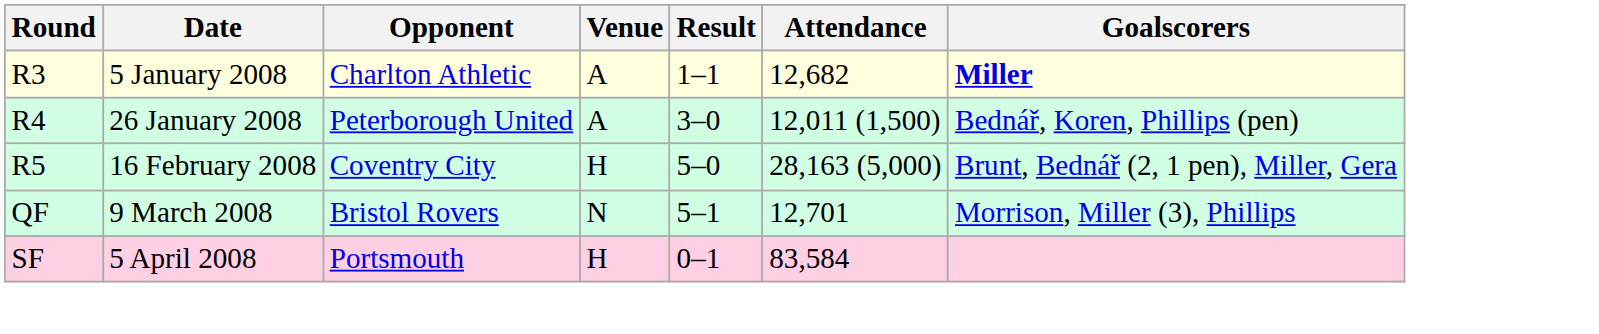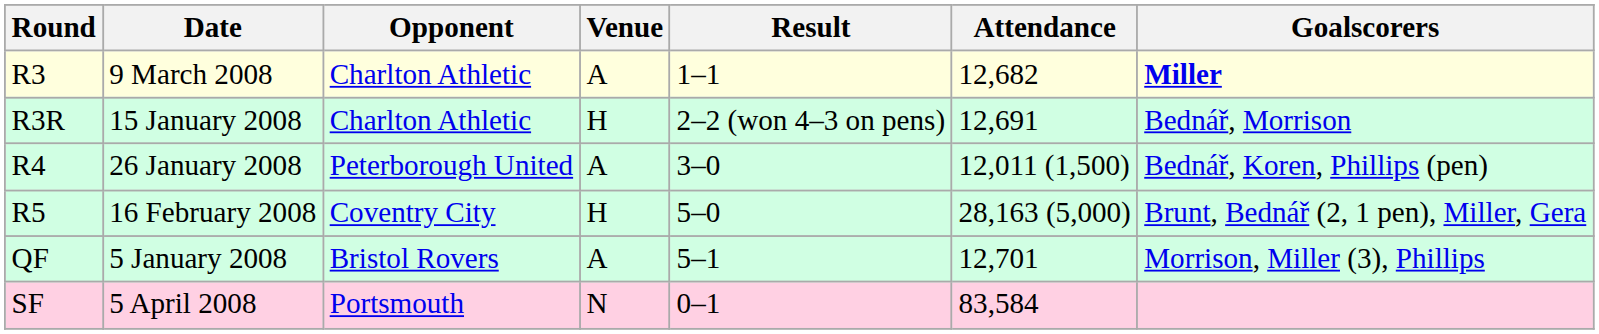(198, 73) 5 January 2008 -> (191, 73) 9 March 2008
+ row: (38, 119)
(191, 212) 9 March 2008 -> (198, 258) 5 January 2008
(597, 212) N -> (597, 258) A
(597, 258) H -> (597, 304) N
